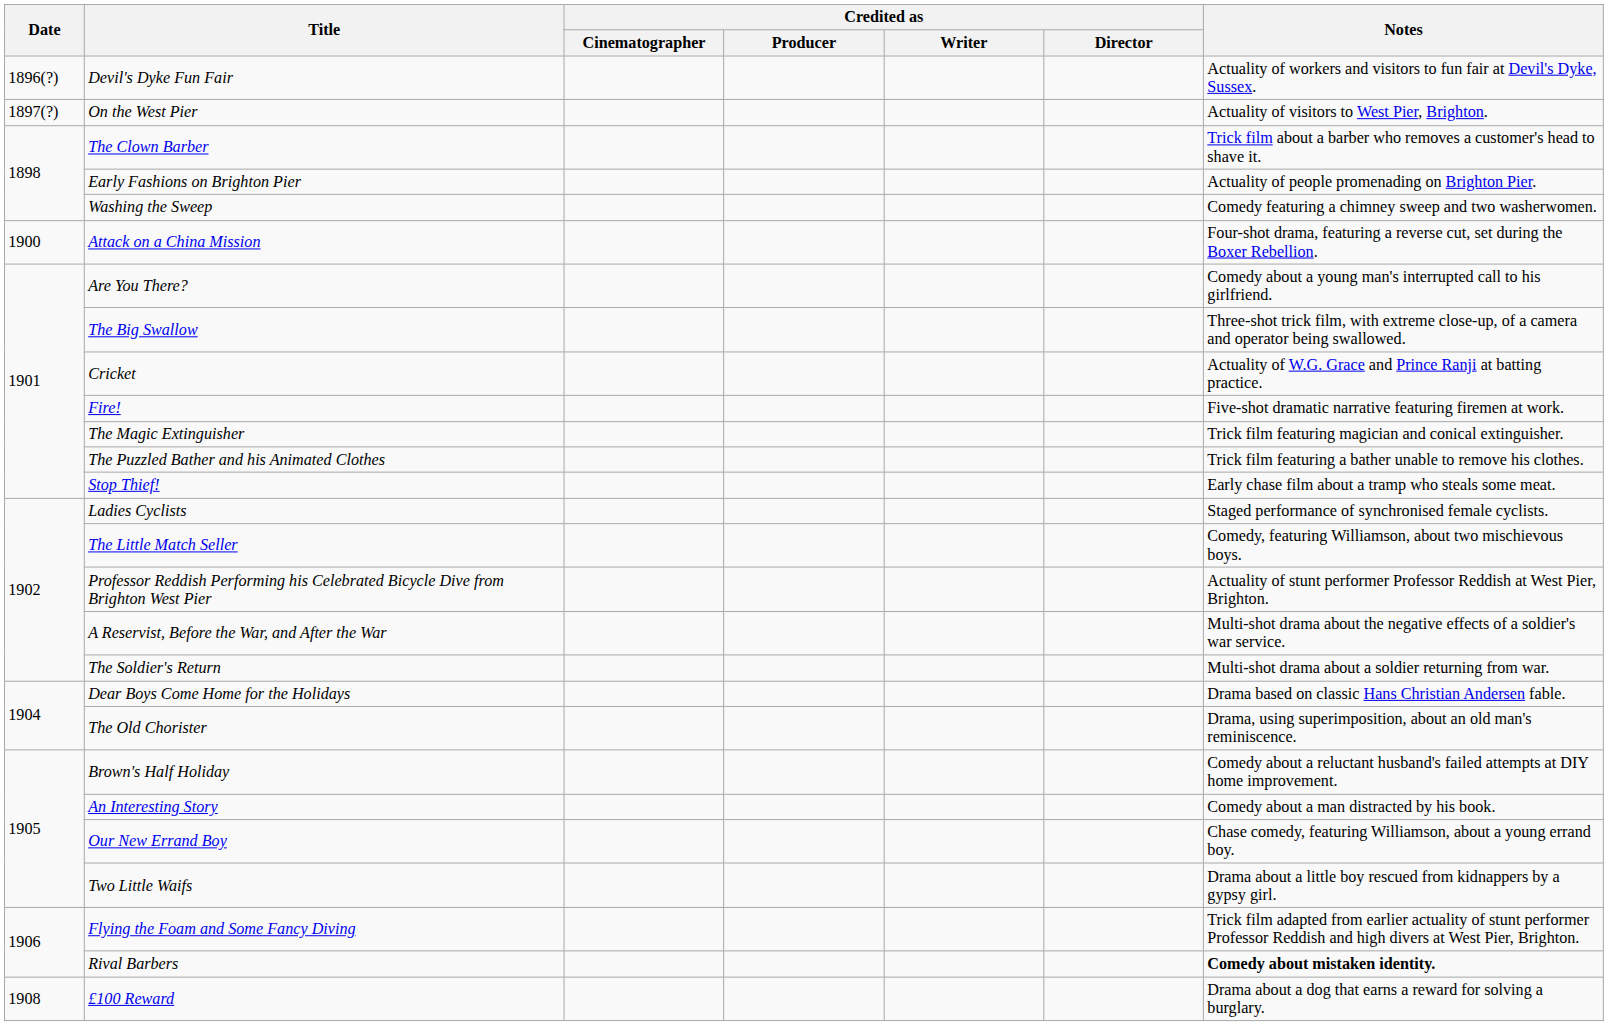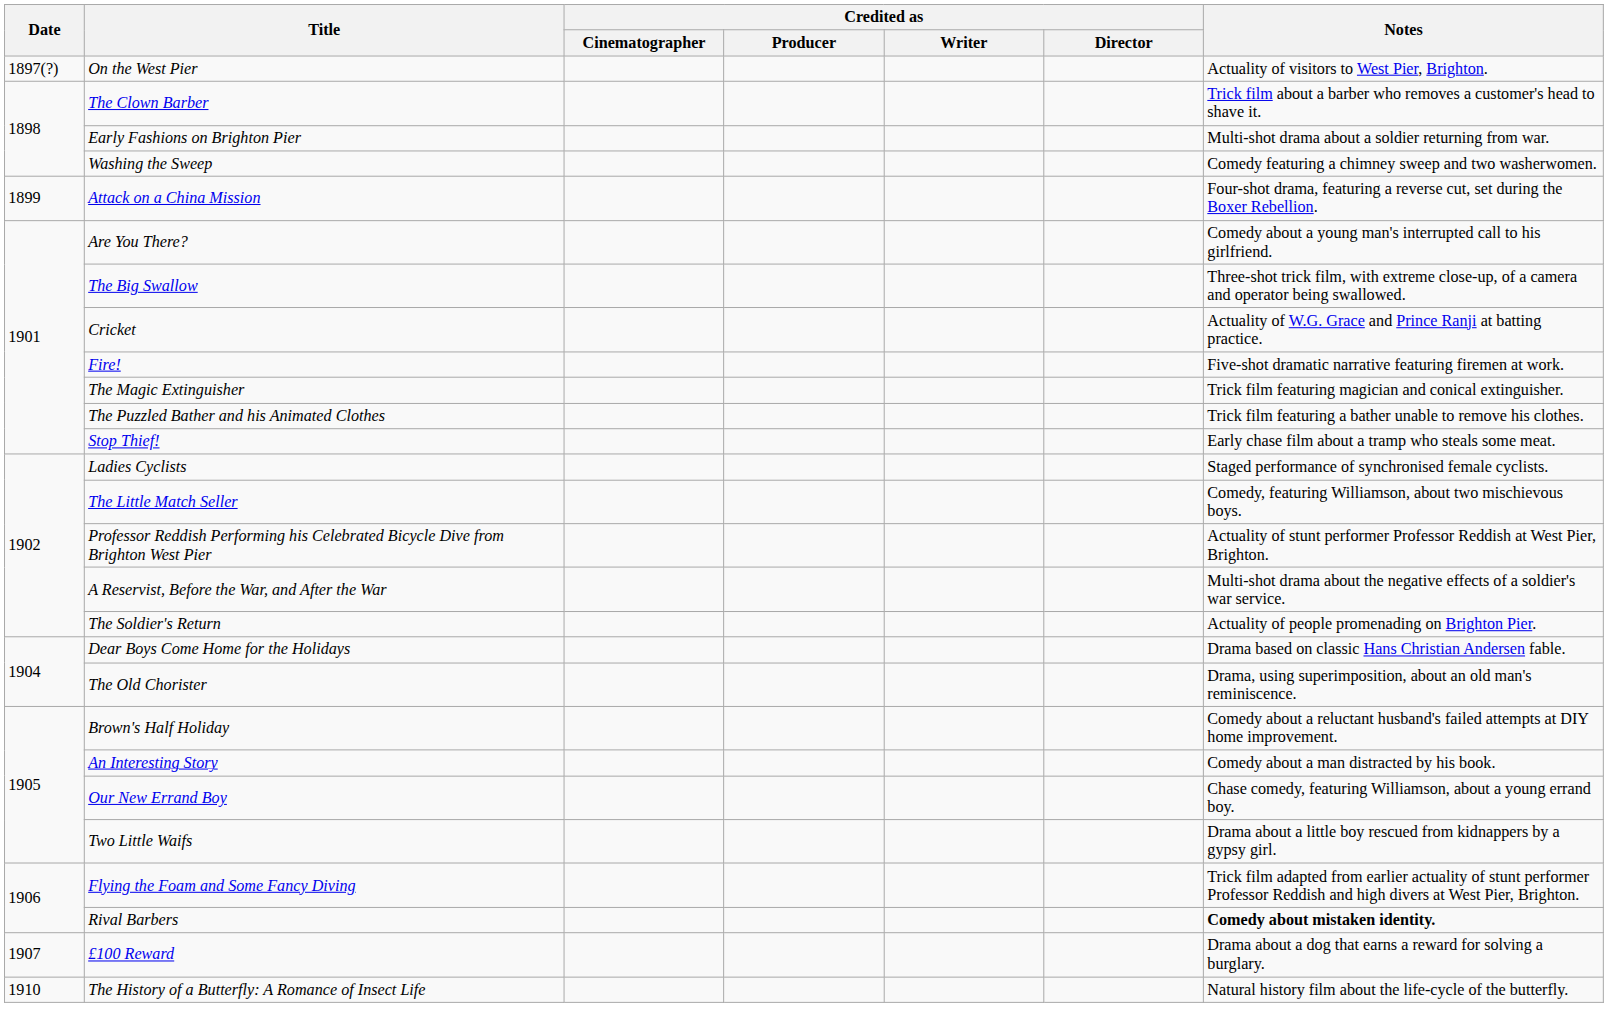- row: (161, 77)
(1372, 181) Actuality of people promenading on Brighton Pier. -> (1378, 138) Multi-shot drama about a soldier returning from war.
(24, 242) 1900 -> (24, 198) 1899
(1378, 667) Multi-shot drama about a soldier returning from war. -> (1372, 624) Actuality of people promenading on Brighton Pier.
(24, 998) 1908 -> (24, 954) 1907
+ row: (257, 989)
